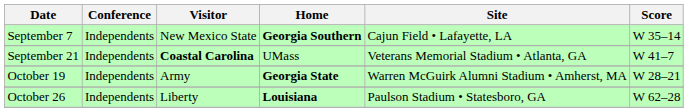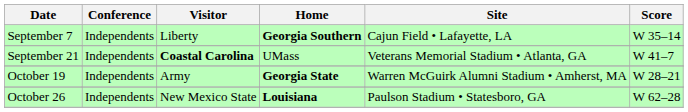(208, 35) New Mexico State -> (179, 35) Liberty
(179, 96) Liberty -> (208, 96) New Mexico State
